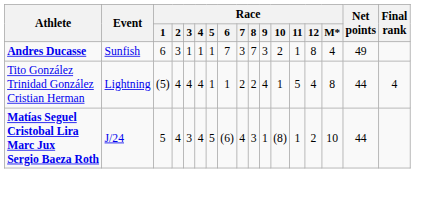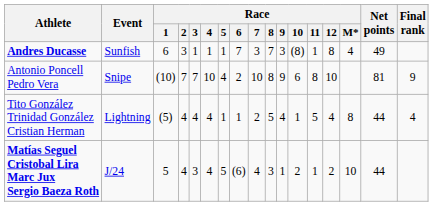(280, 51) 2 -> (298, 51) (8)
+ row: (45, 78)
(254, 84) 2 -> (271, 117) 5
(280, 138) (8) -> (298, 171) 2
